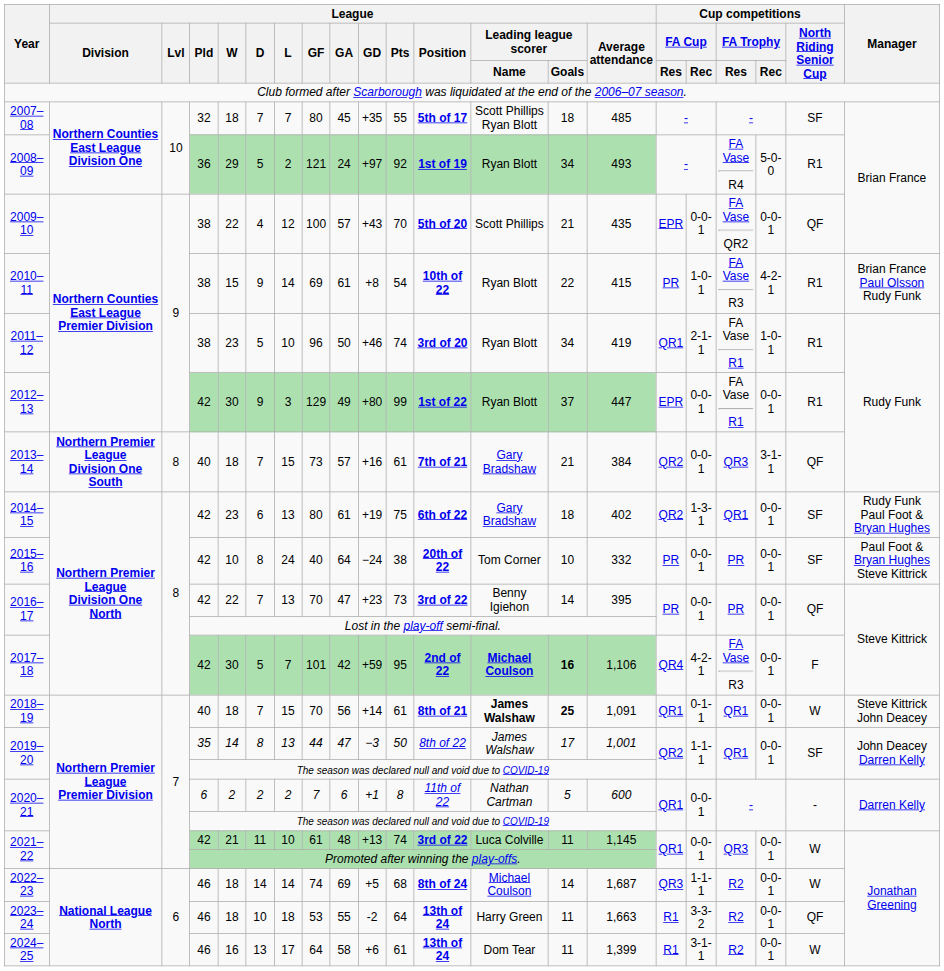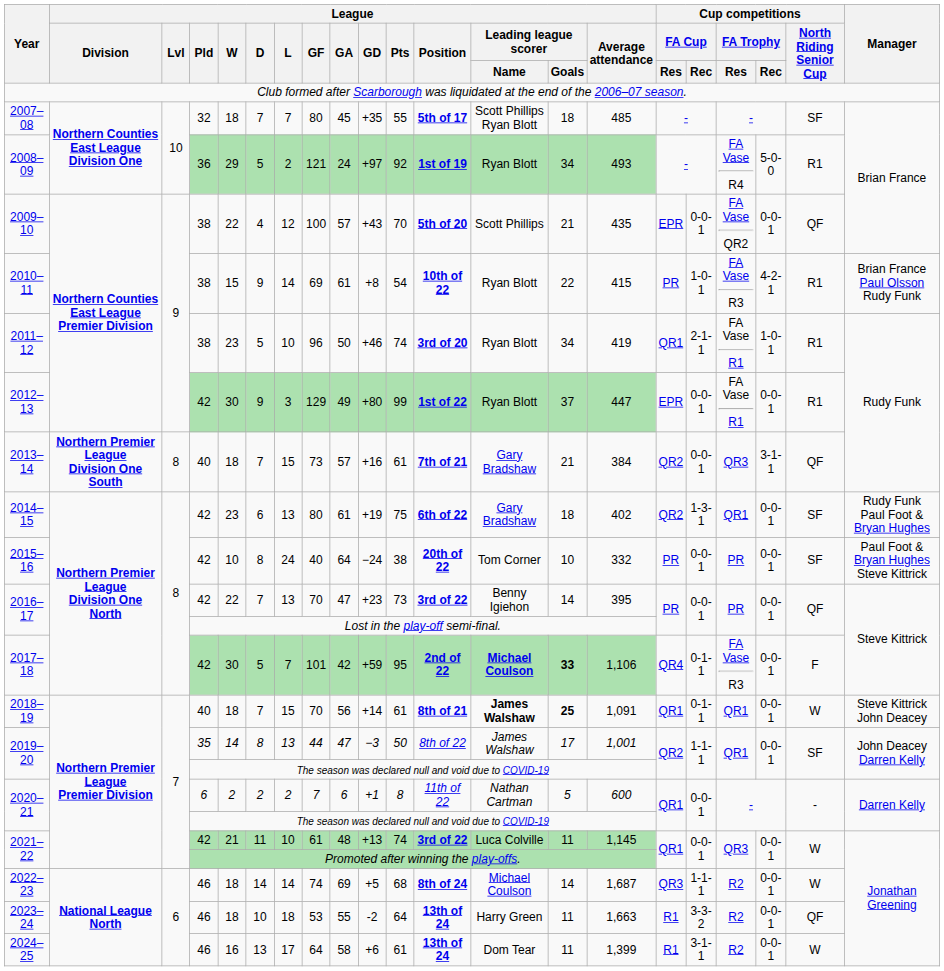(567, 665) 16 -> (567, 665) 33
(701, 665) 4-2-1 -> (701, 665) 0-1-1
